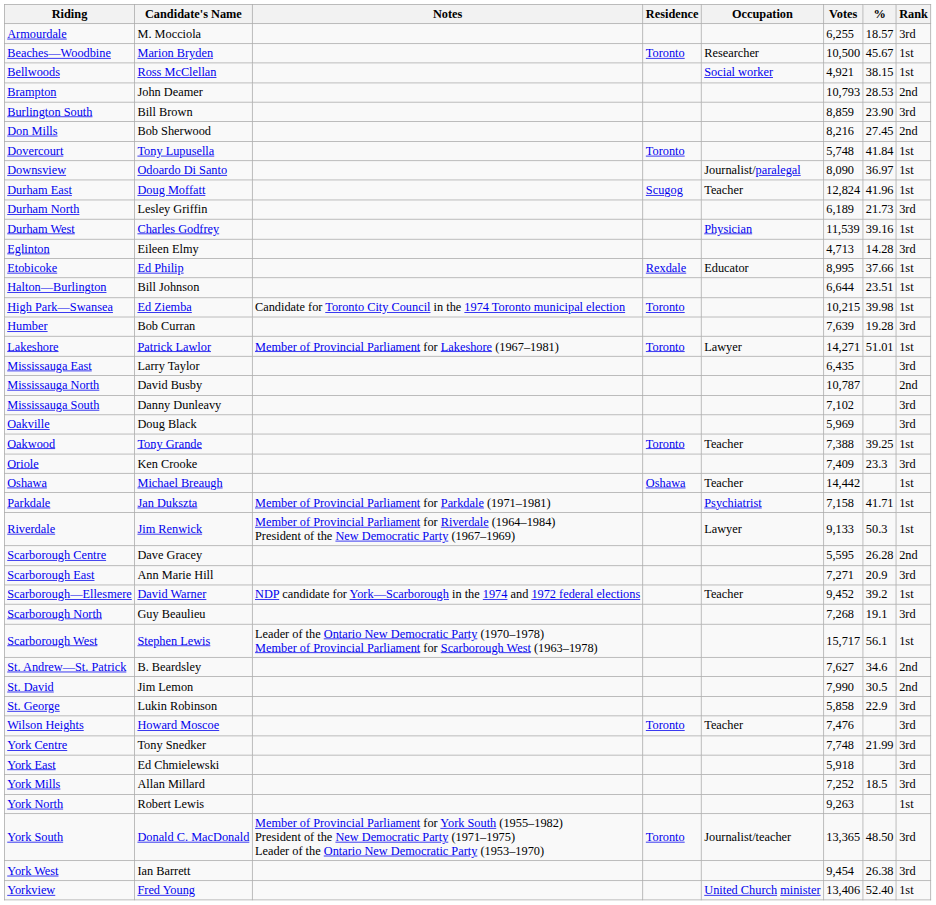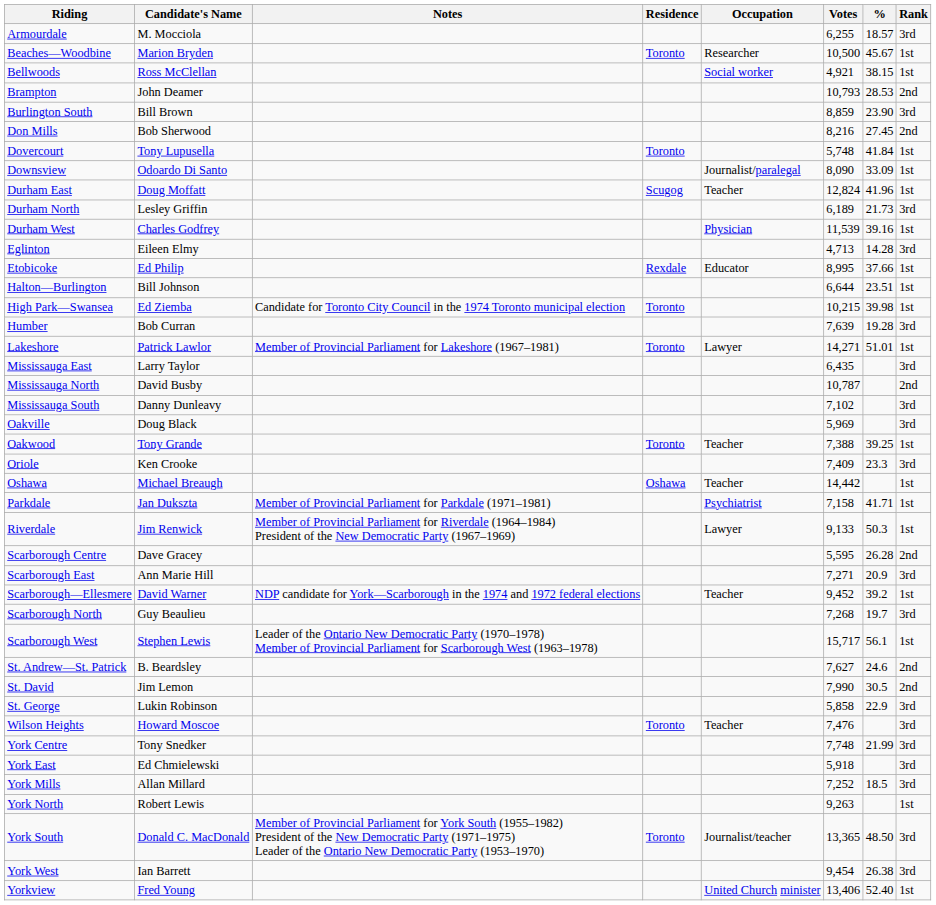(880, 170) 36.97 -> (880, 170) 33.09
(877, 614) 19.1 -> (877, 614) 19.7
(877, 667) 34.6 -> (877, 667) 24.6
